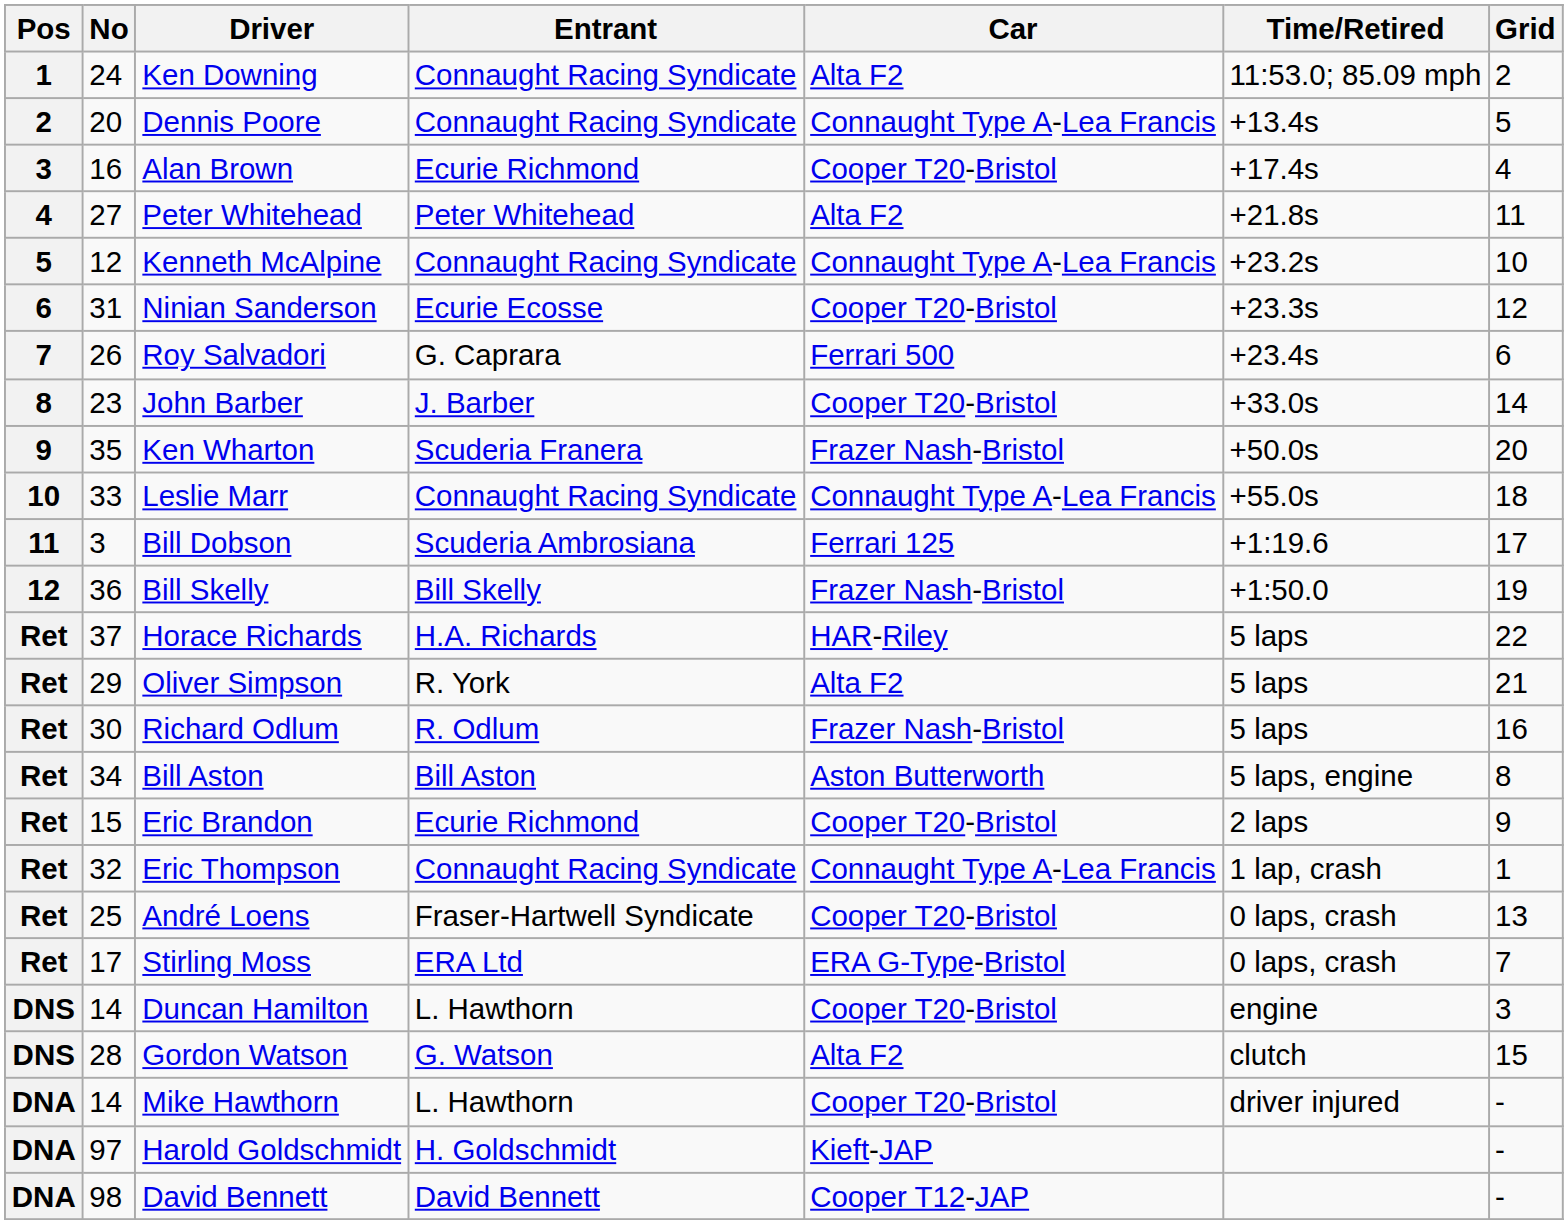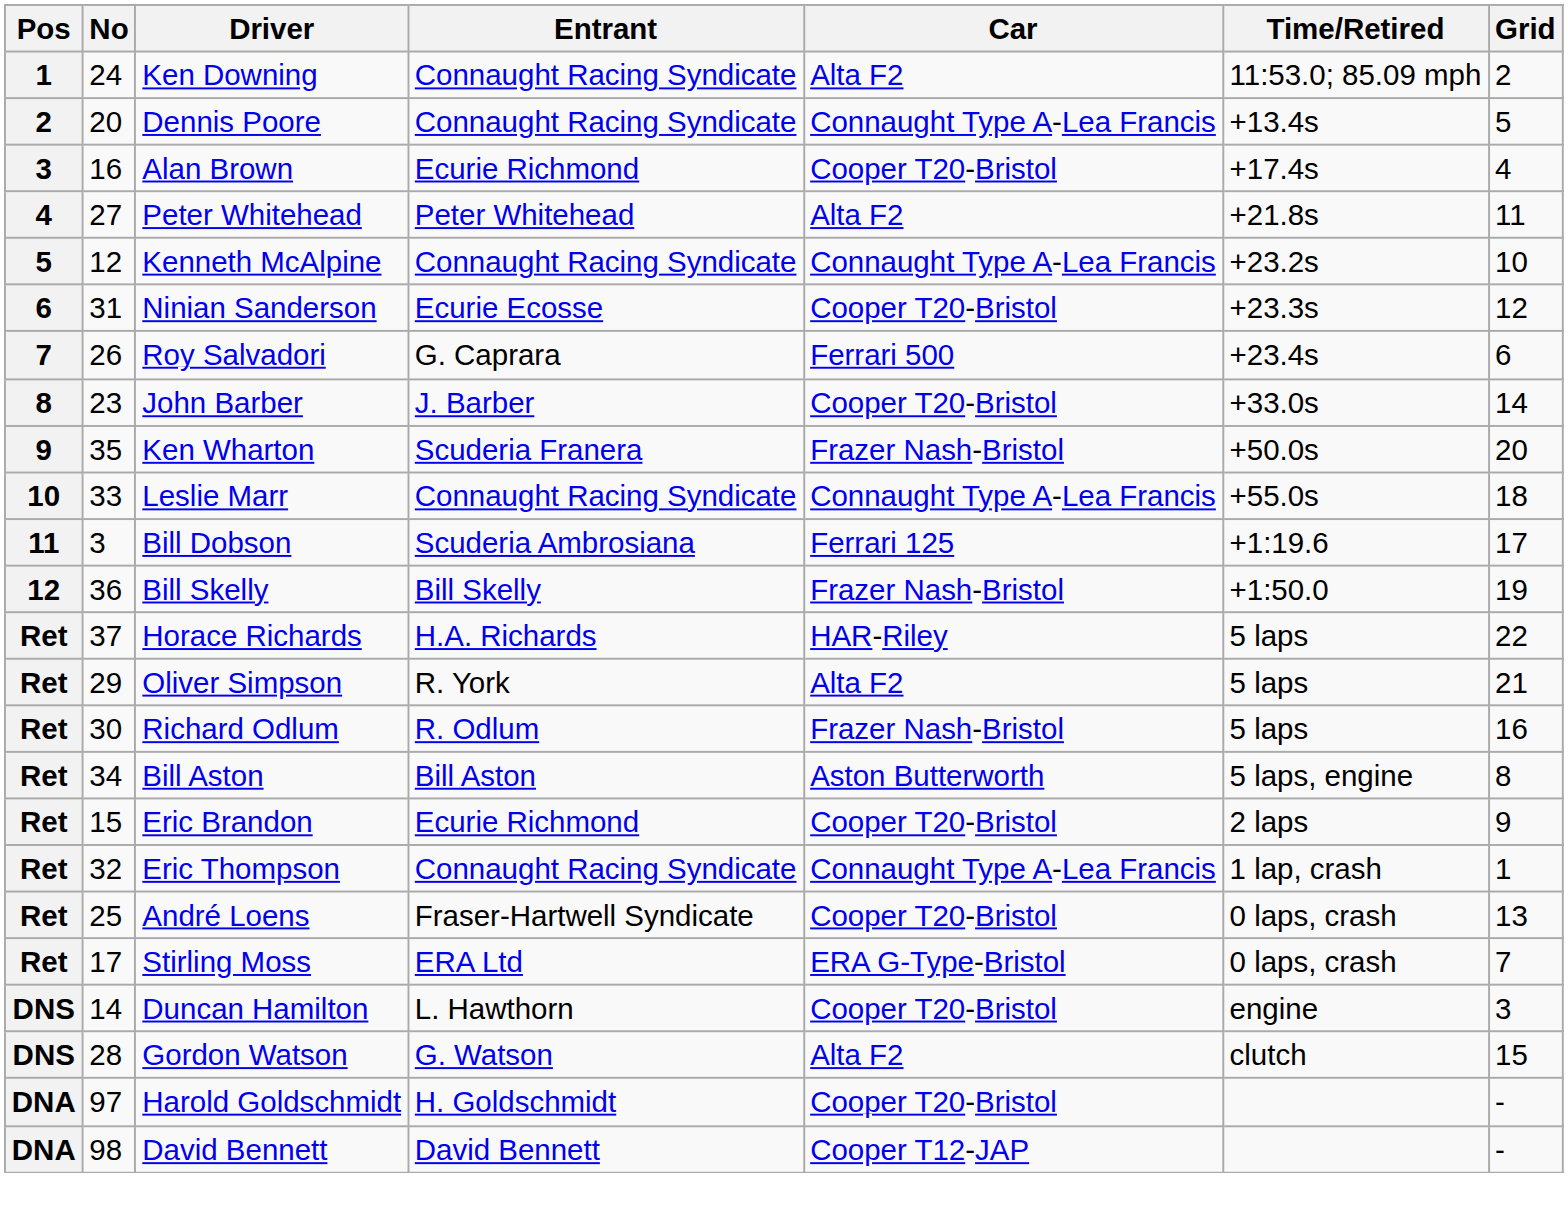- row: (241, 1102)
(872, 1149) Kieft-JAP -> (934, 1102) Cooper T20-Bristol
